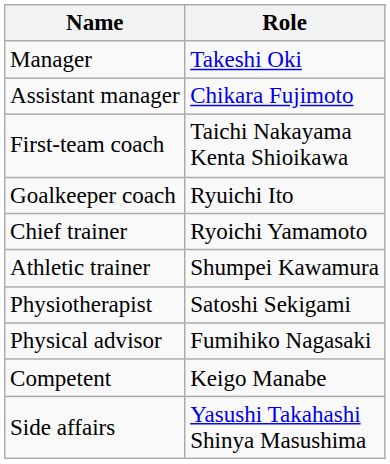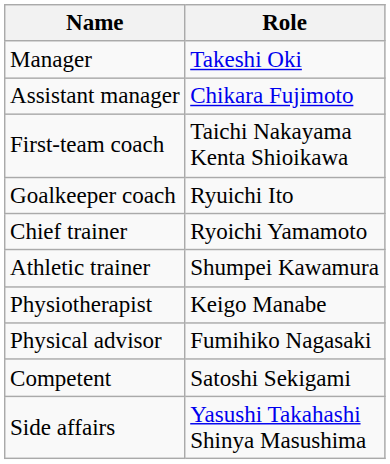(271, 304) Satoshi Sekigami -> (258, 304) Keigo Manabe
(258, 377) Keigo Manabe -> (271, 377) Satoshi Sekigami
